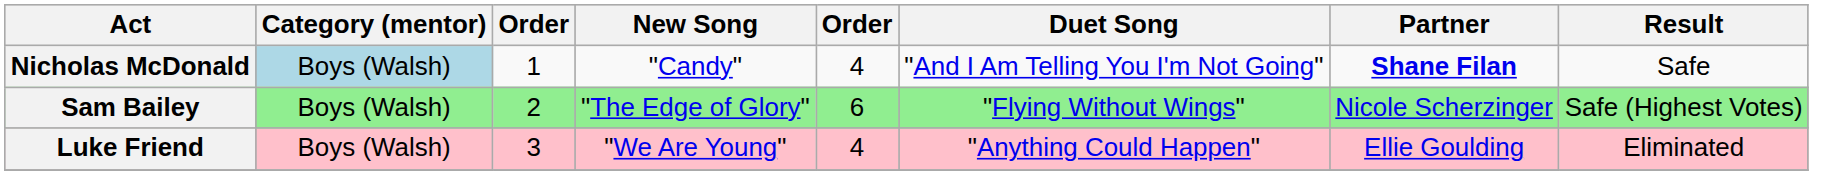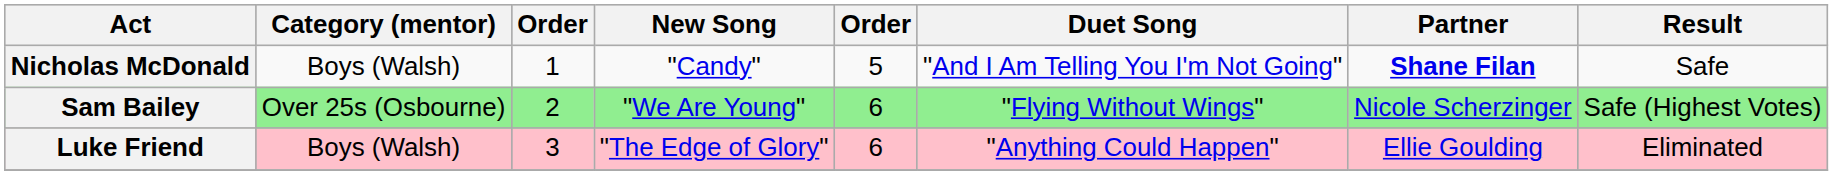(374, 66) lightblue background -> (384, 66) no background
(857, 66) 4 -> (876, 66) 5
(374, 107) Boys (Walsh) -> (384, 107) Over 25s (Osbourne)
(695, 107) "The Edge of Glory" -> (714, 107) "We Are Young"
(695, 148) "We Are Young" -> (714, 148) "The Edge of Glory"
(857, 148) 4 -> (876, 148) 6
